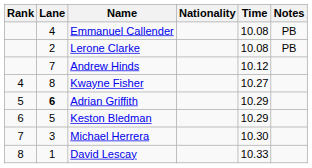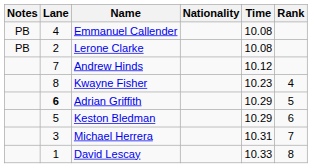columns swapped: (20, 13) <-> (289, 13)
(255, 84) 10.27 -> (258, 84) 10.23
(255, 136) 10.30 -> (258, 136) 10.31
